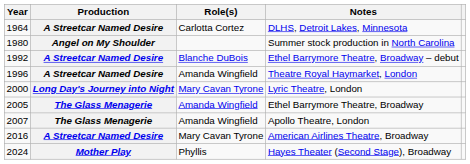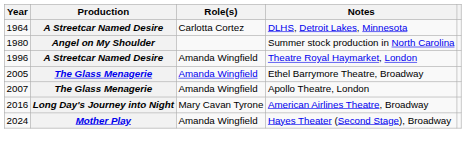- row: (363, 58)
- row: (315, 89)
(103, 136) A Streetcar Named Desire -> (103, 105) Long Day's Journey into Night
(193, 151) Phyllis -> (218, 120) Amanda Wingfield
